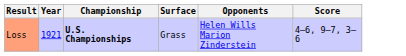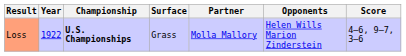+ column: (226, 11)
(51, 35) 1921 -> (51, 35) 1922
